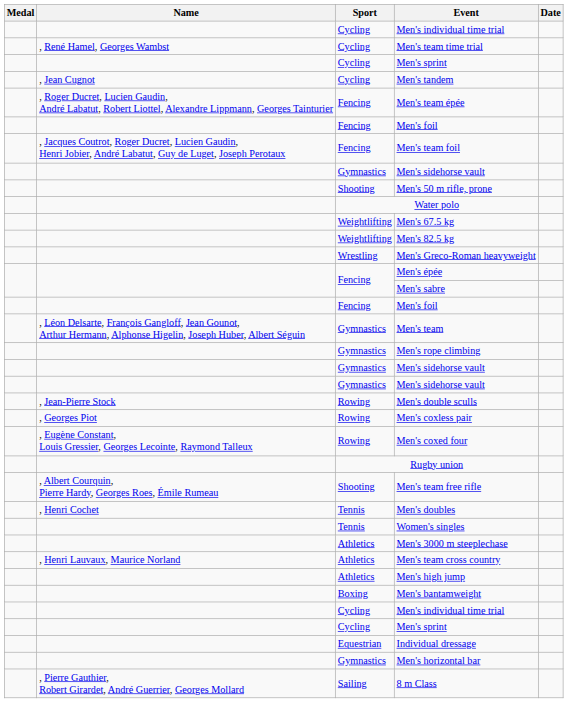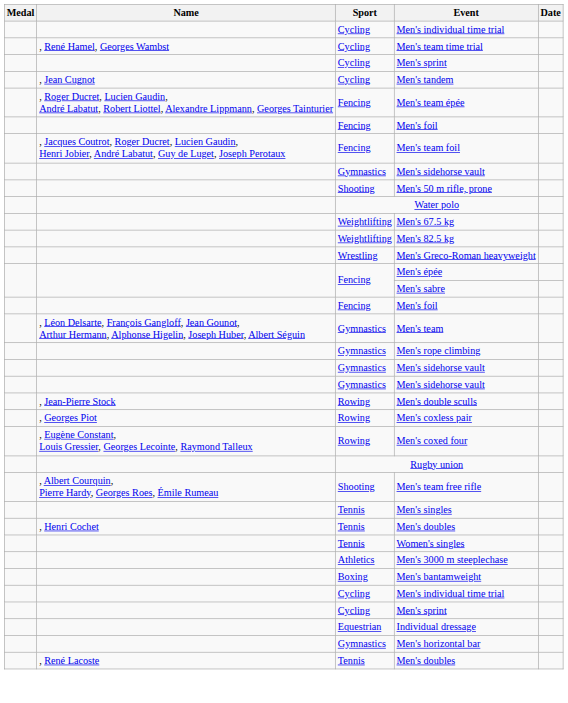+ row: (186, 510)
- row: (110, 560)
- row: (186, 577)
- row: (142, 683)
+ row: (69, 661)
